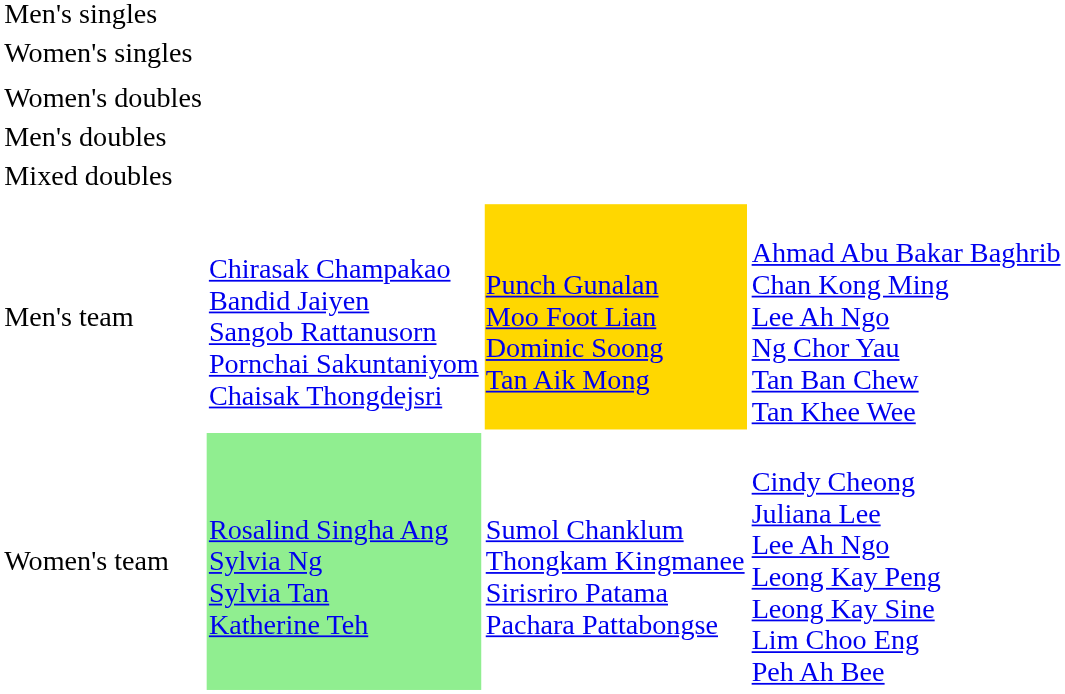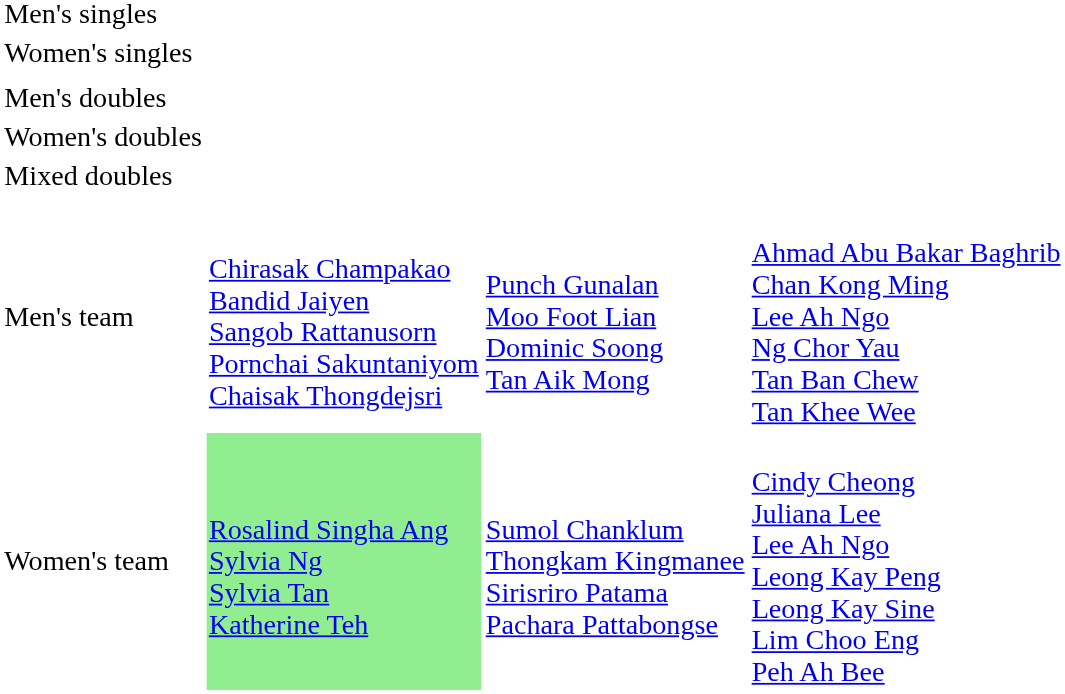rows swapped: (85, 136) <-> (103, 98)
(575, 332) gold background -> (575, 332) no background
